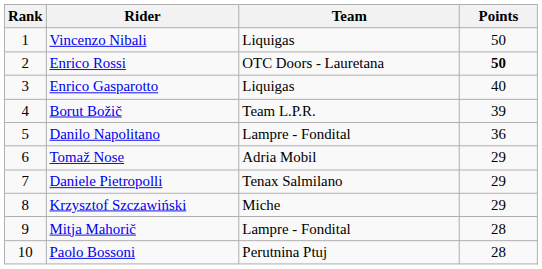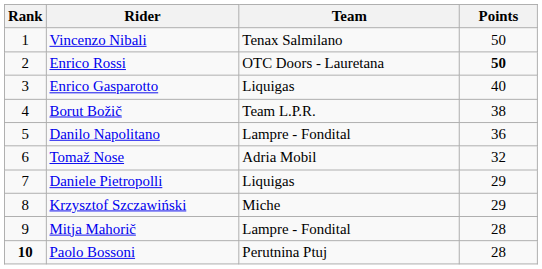(268, 39) Liquigas -> (292, 39) Tenax Salmilano
(498, 110) 39 -> (498, 110) 38
(498, 157) 29 -> (498, 157) 32
(292, 181) Tenax Salmilano -> (268, 181) Liquigas
(25, 252) normal -> (25, 252) bold
